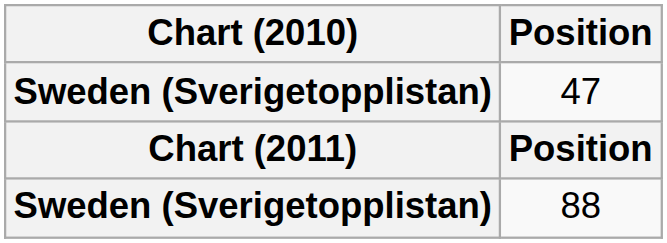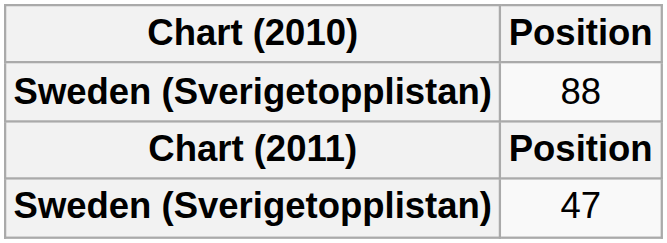rows swapped: (581, 91) <-> (581, 206)
